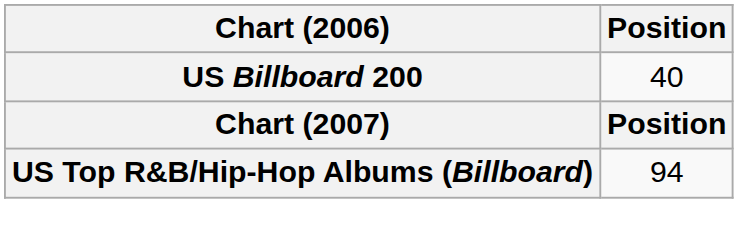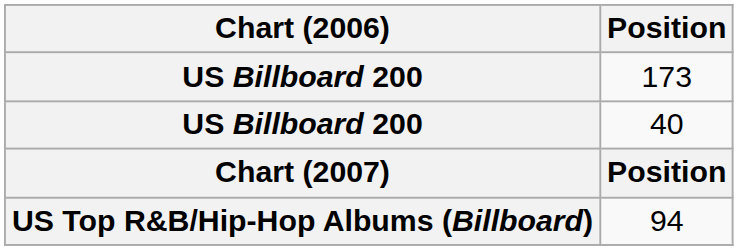+ row: (667, 76)
